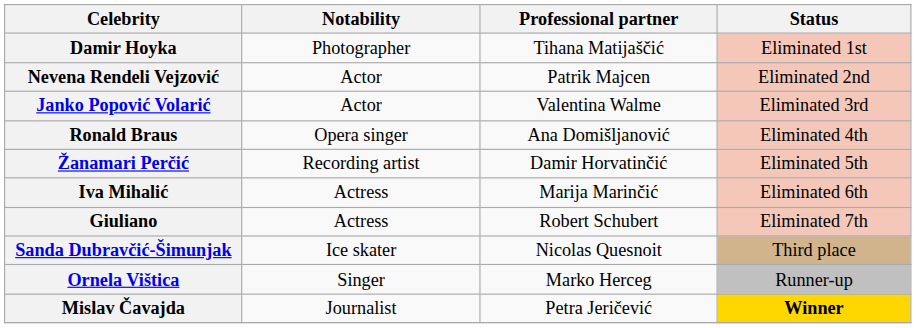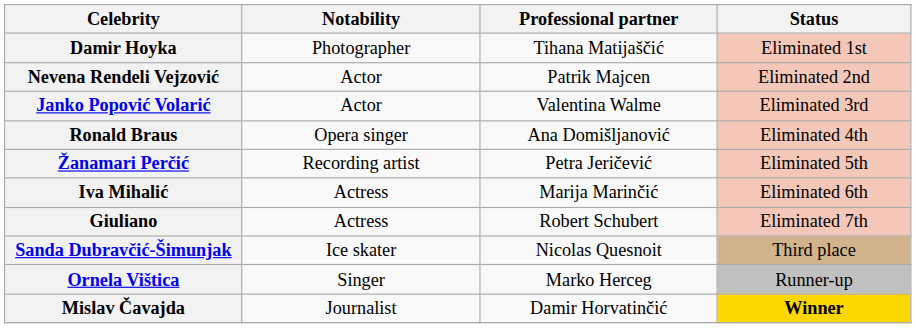(599, 163) Damir Horvatinčić -> (599, 163) Petra Jeričević
(599, 308) Petra Jeričević -> (599, 308) Damir Horvatinčić
